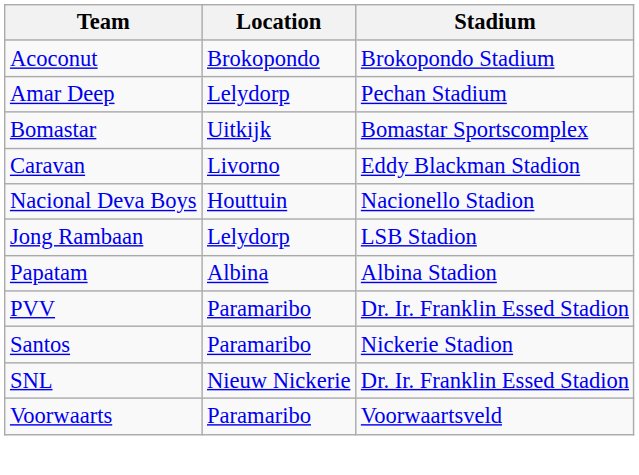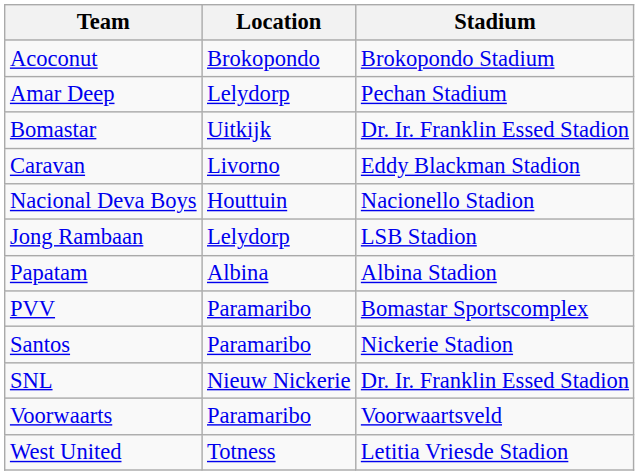(475, 129) Bomastar Sportscomplex -> (495, 129) Dr. Ir. Franklin Essed Stadion
(495, 308) Dr. Ir. Franklin Essed Stadion -> (475, 308) Bomastar Sportscomplex
+ row: (66, 451)
